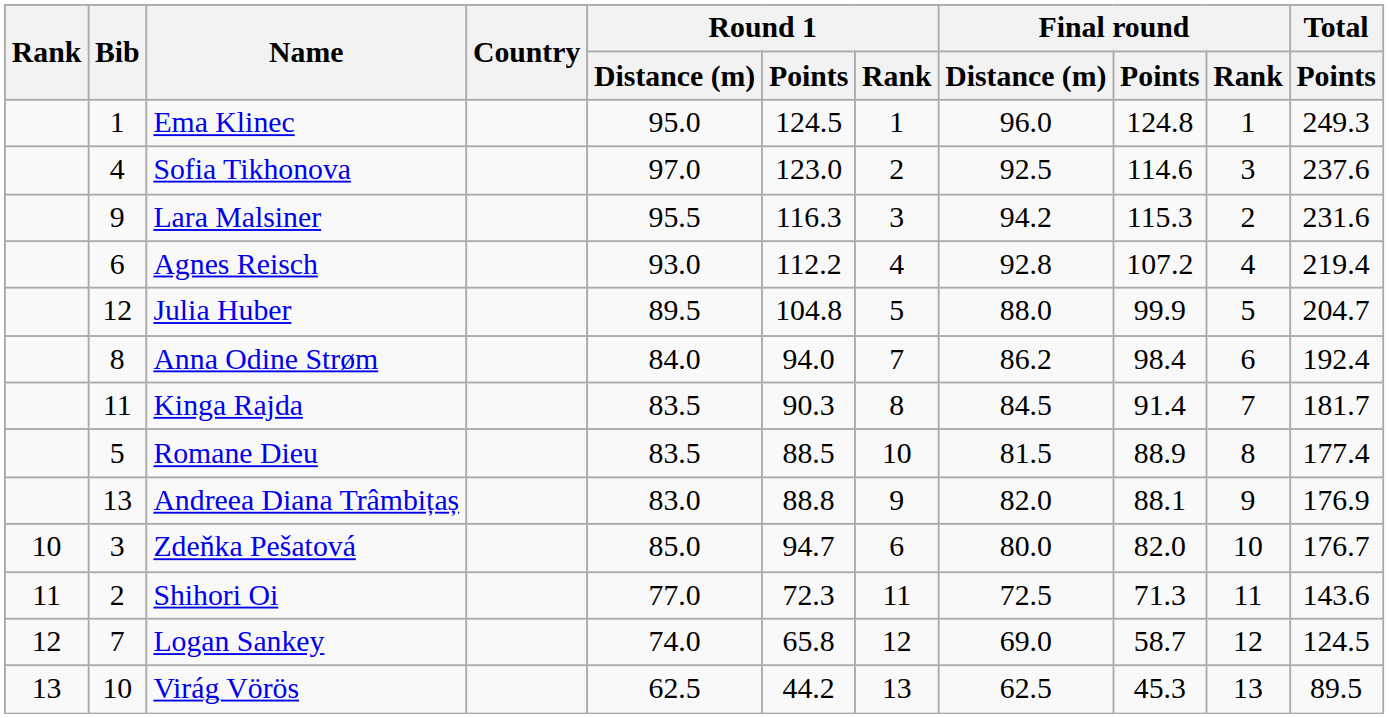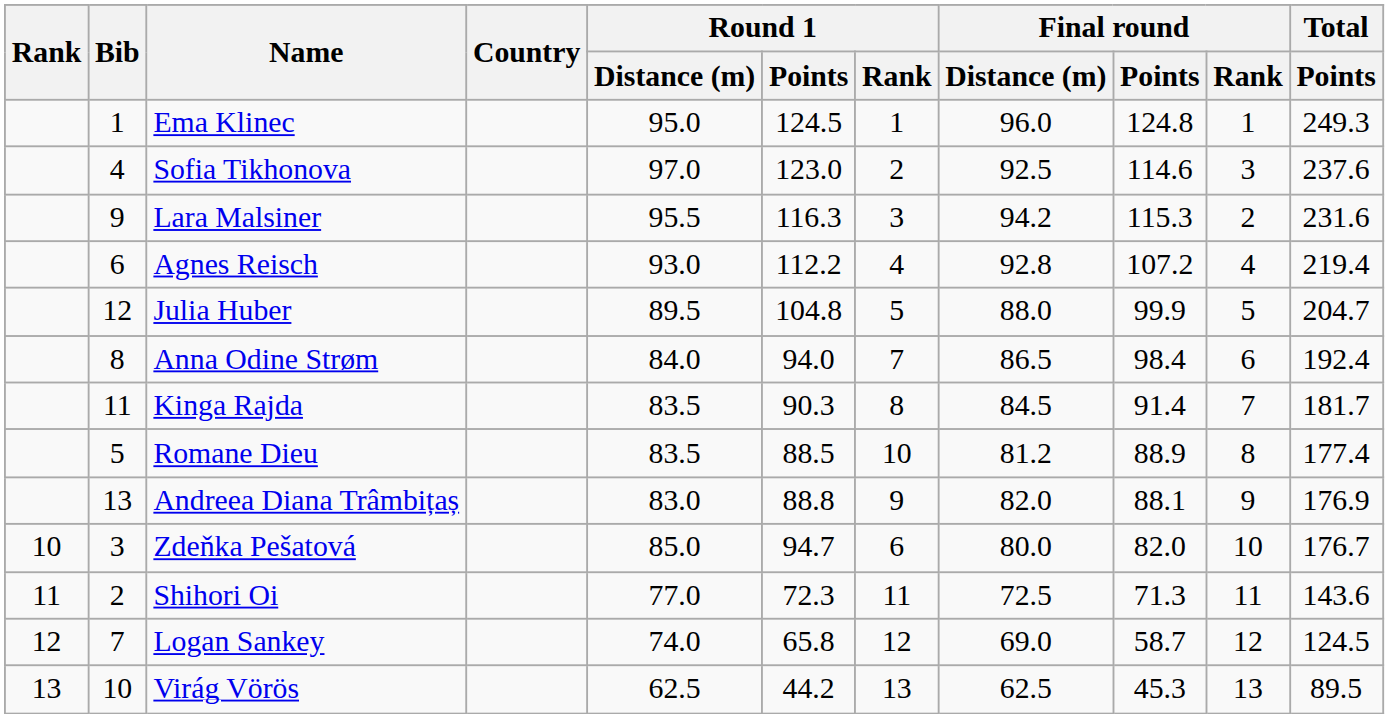(1026, 358) 86.2 -> (1026, 358) 86.5
(1026, 452) 81.5 -> (1026, 452) 81.2
